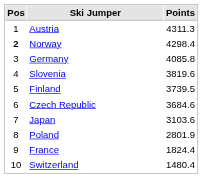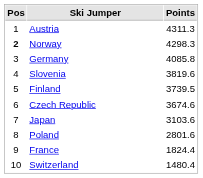(180, 44) 4298.4 -> (180, 44) 4298.3
(180, 104) 3684.6 -> (180, 104) 3674.6
(180, 135) 2801.9 -> (180, 135) 2801.6
